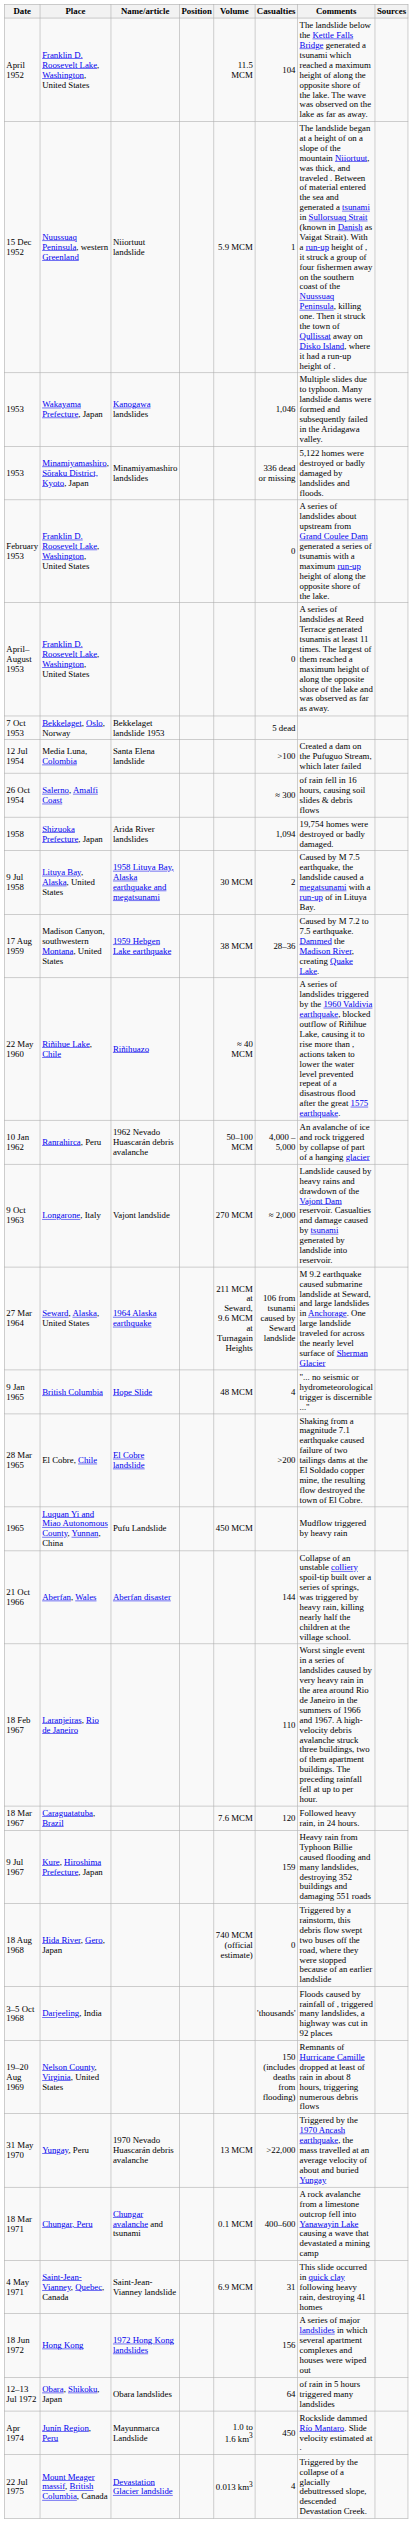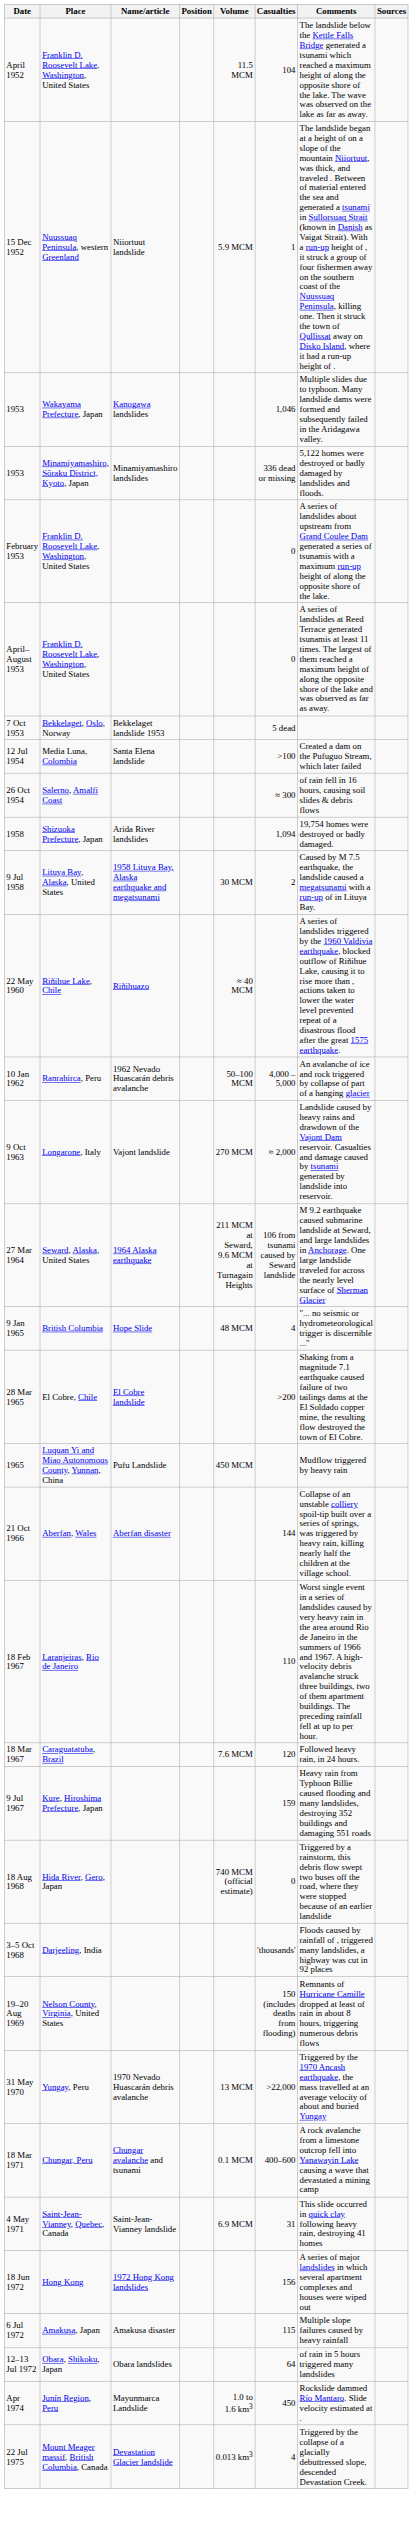- row: (19, 946)
+ row: (15, 2330)
